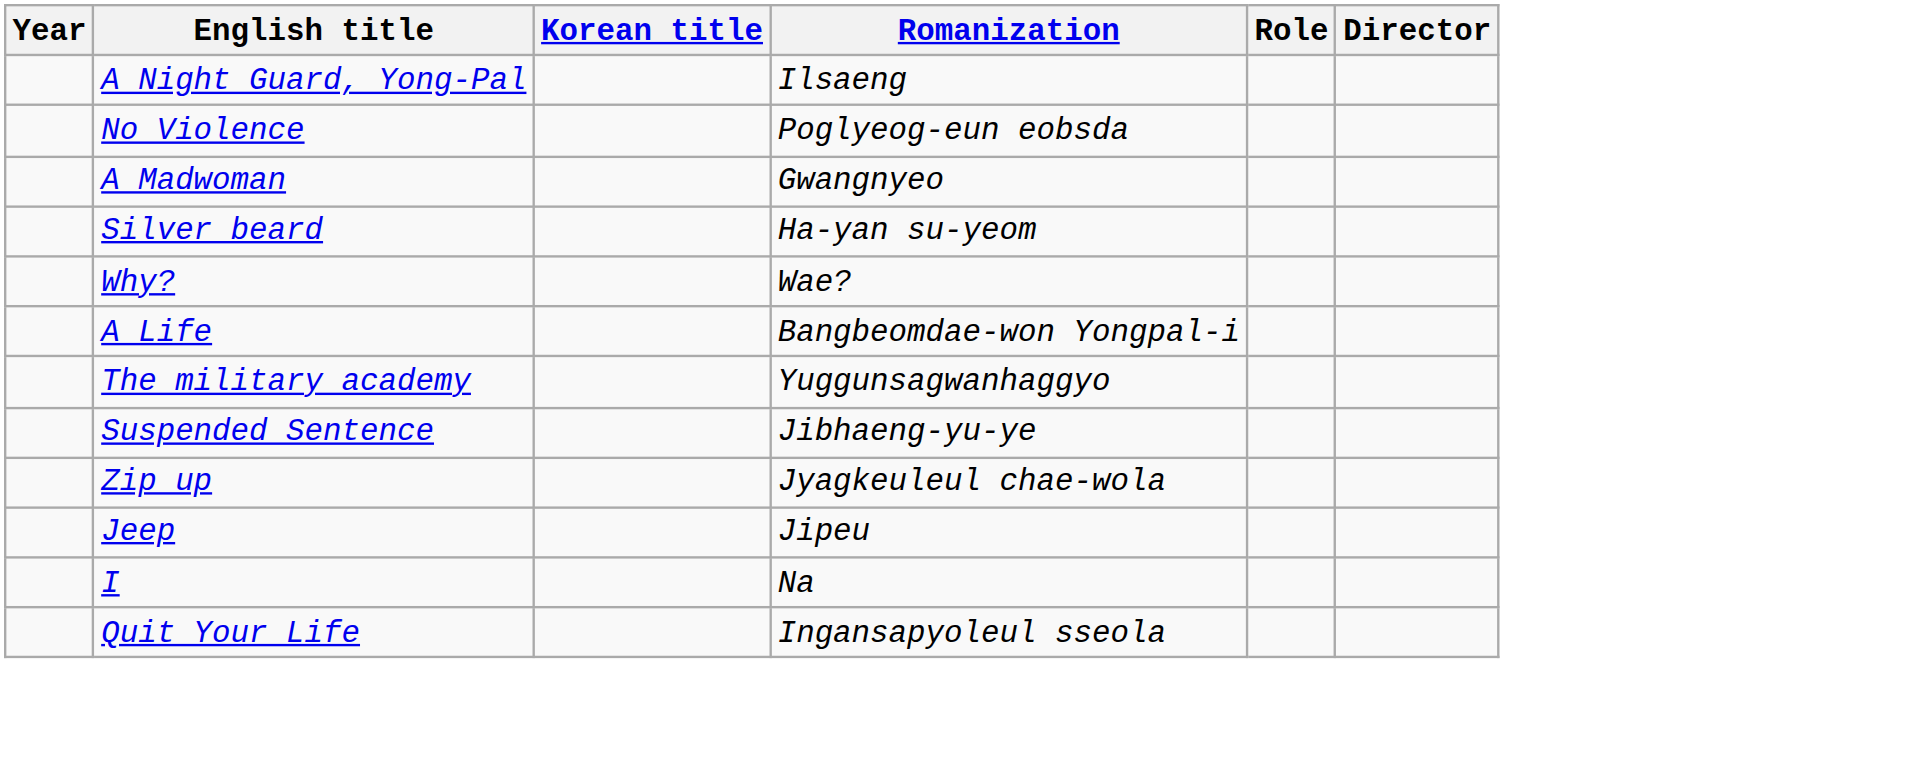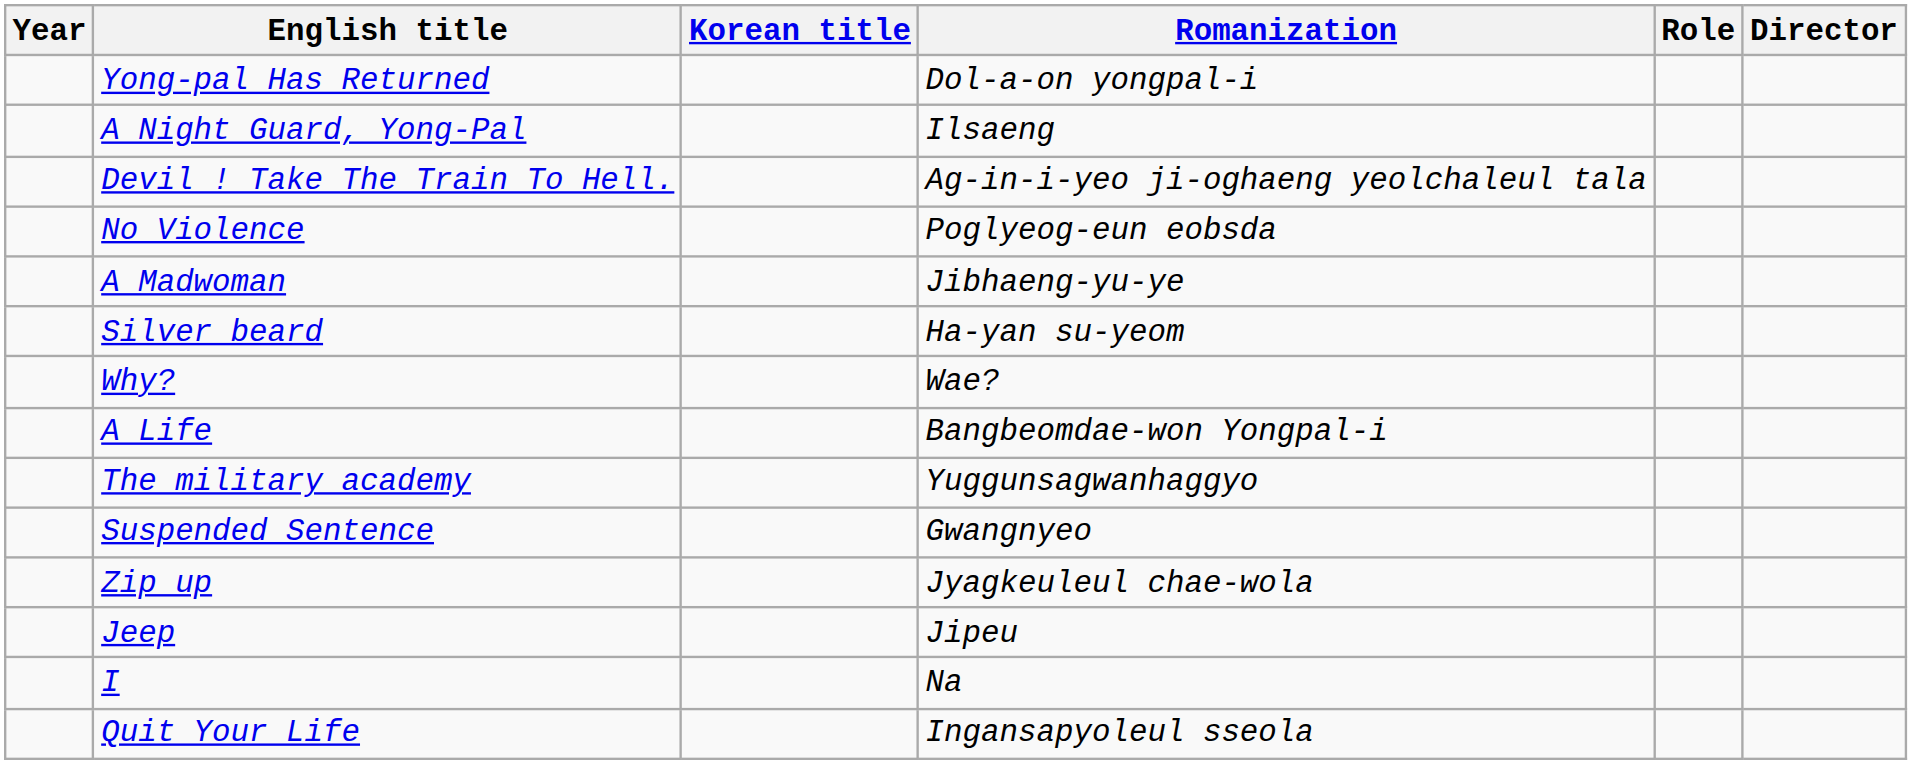+ row: (295, 81)
+ row: (388, 181)
(861, 181) Gwangnyeo -> (1055, 281) Jibhaeng-yu-ye
(907, 432) Jibhaeng-yu-ye -> (1009, 532) Gwangnyeo
